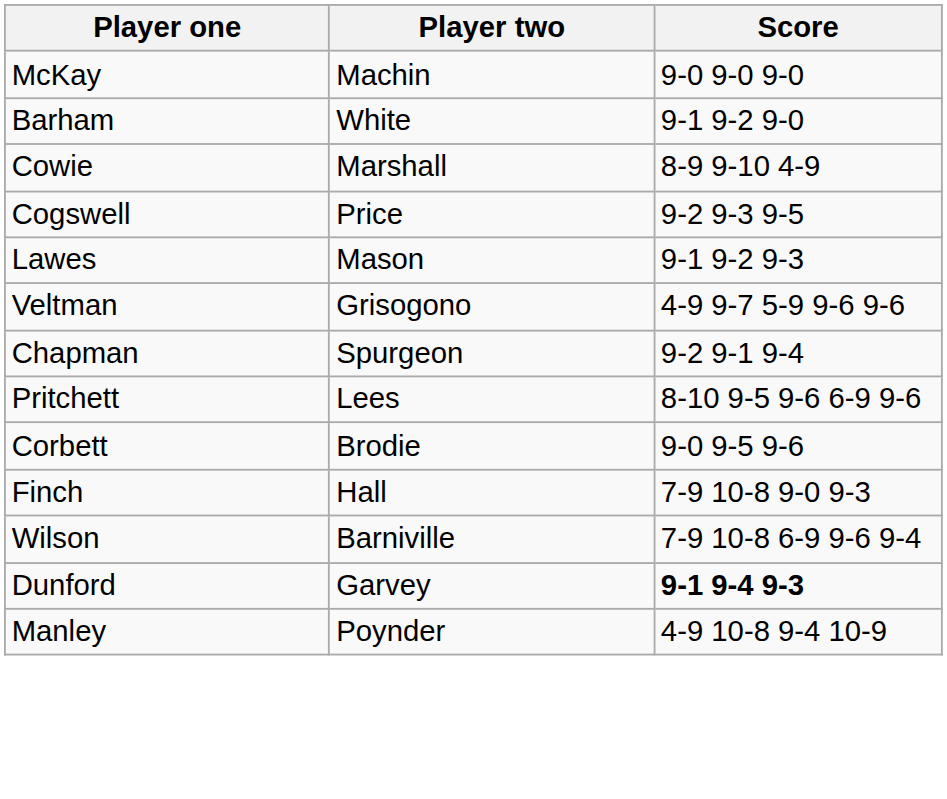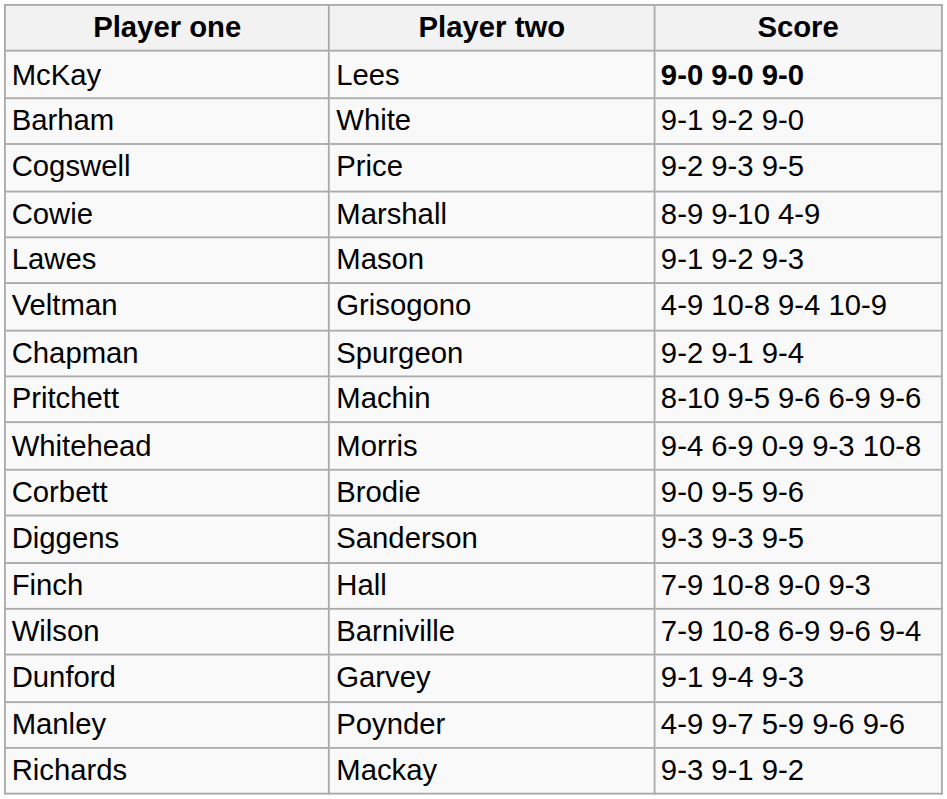(383, 74) Machin -> (368, 74) Lees
(732, 74) normal -> (732, 74) bold
rows swapped: (71, 213) <-> (52, 167)
(783, 306) 4-9 9-7 5-9 9-6 9-6 -> (774, 306) 4-9 10-8 9-4 10-9
(368, 399) Lees -> (383, 399) Machin
+ row: (82, 445)
+ row: (65, 538)
(732, 584) bold -> (732, 677) normal
(774, 631) 4-9 10-8 9-4 10-9 -> (783, 724) 4-9 9-7 5-9 9-6 9-6
+ row: (69, 770)
